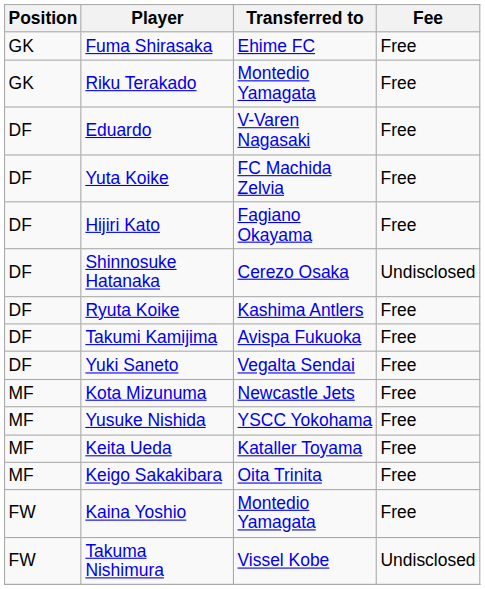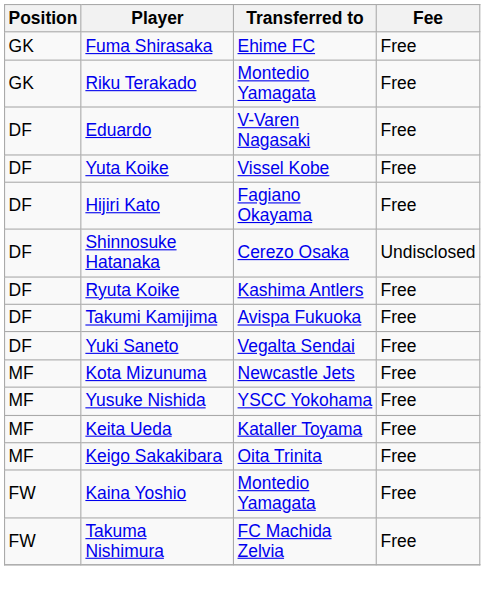(285, 178) FC Machida Zelvia -> (283, 168) Vissel Kobe
(283, 560) Vissel Kobe -> (285, 541) FC Machida Zelvia
(428, 560) Undisclosed -> (398, 541) Free
